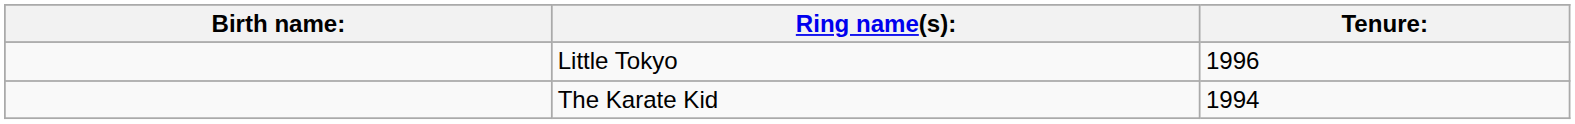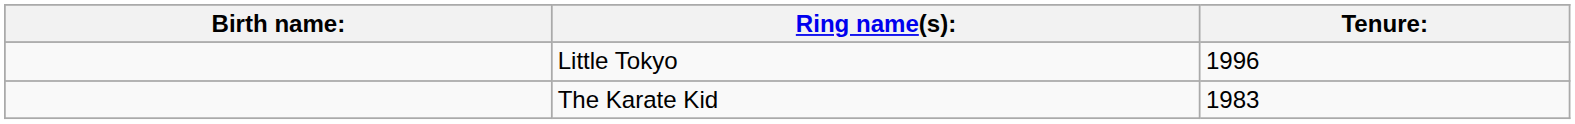(1233, 99) 1994 -> (1233, 99) 1983
